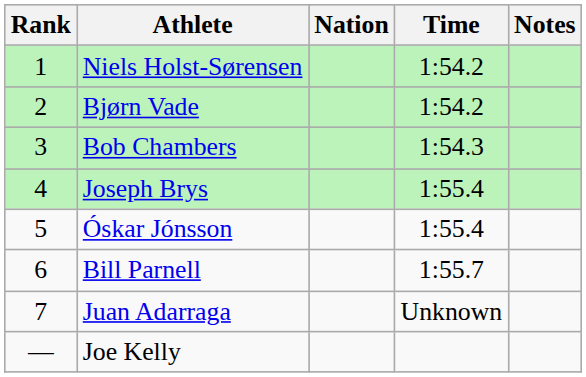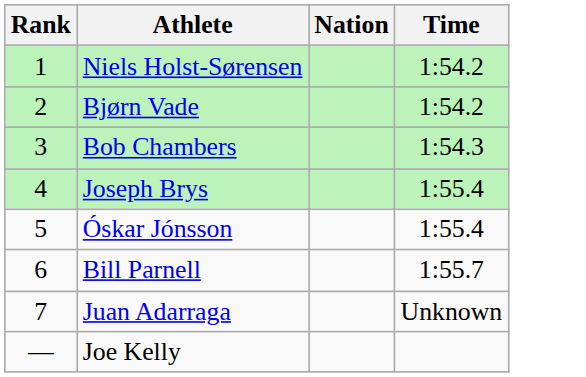- column: (545, 24)
